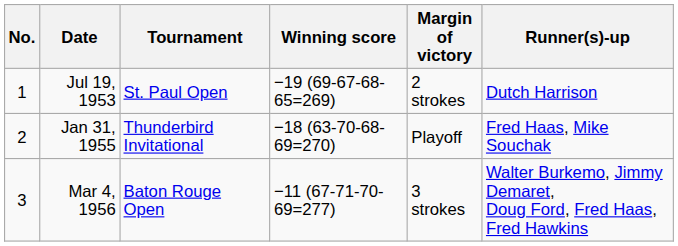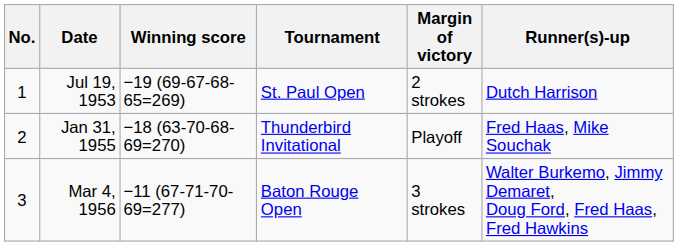columns swapped: (195, 37) <-> (339, 37)
